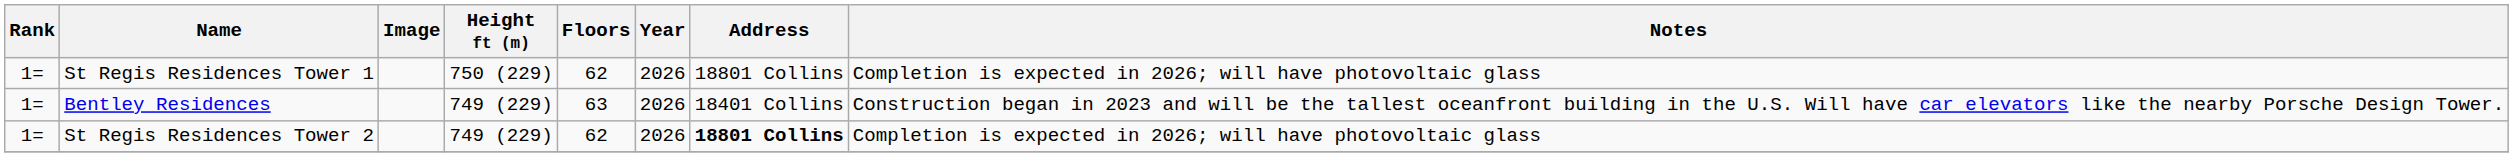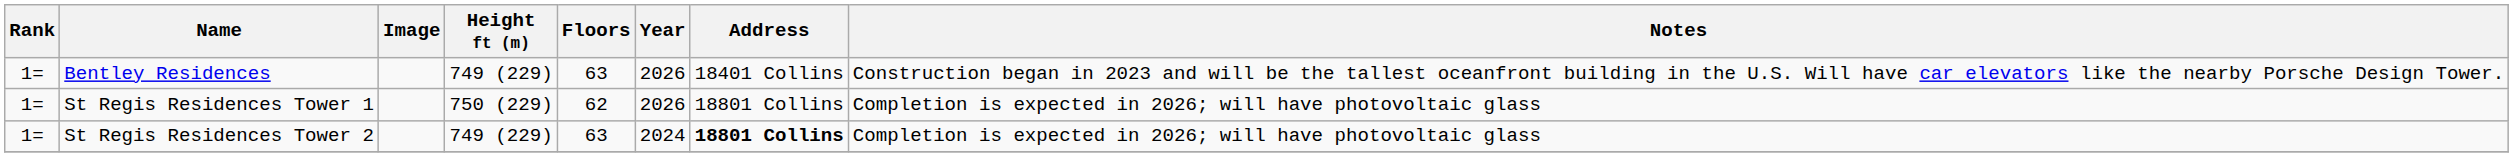rows swapped: (167, 105) <-> (219, 74)
(596, 136) 62 -> (596, 136) 63
(663, 136) 2026 -> (663, 136) 2024
